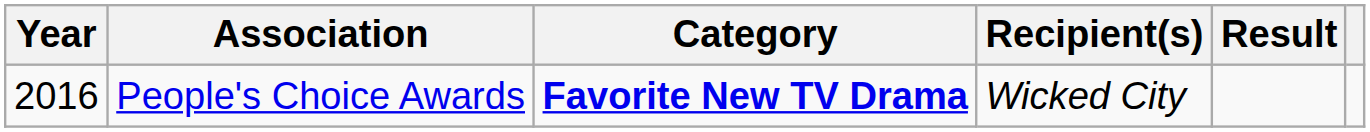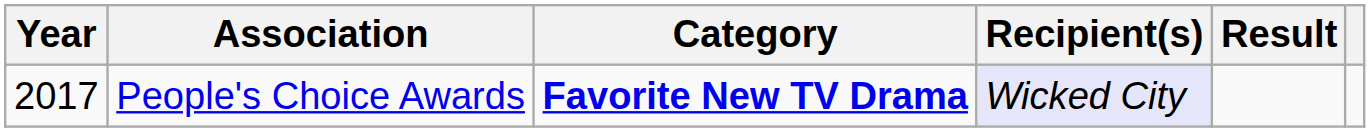(56, 95) 2016 -> (56, 95) 2017
(1086, 95) no background -> (1086, 95) lavender background
